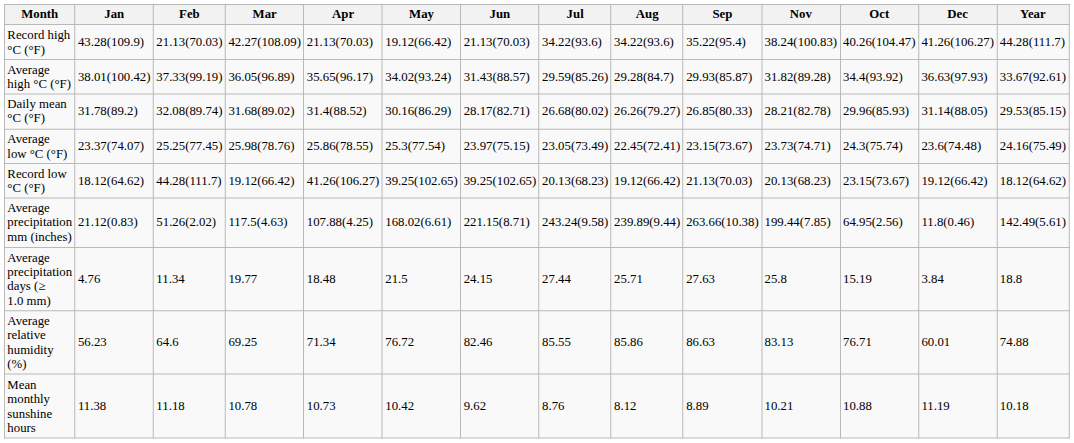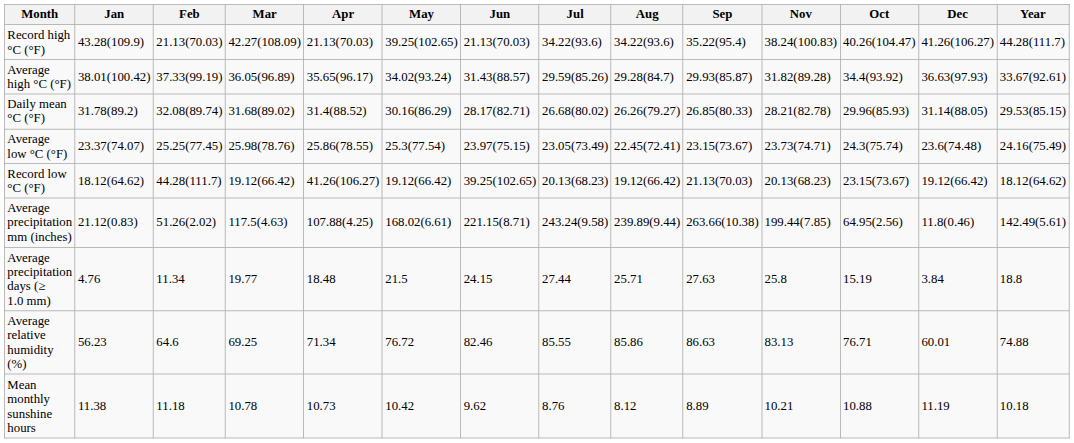(418, 42) 19.12(66.42) -> (422, 42) 39.25(102.65)
(422, 180) 39.25(102.65) -> (418, 180) 19.12(66.42)
